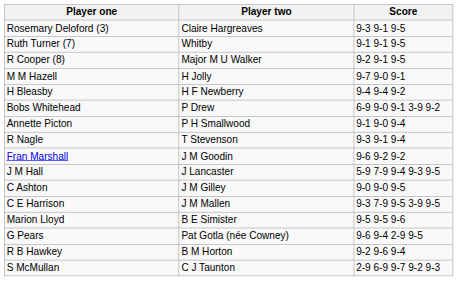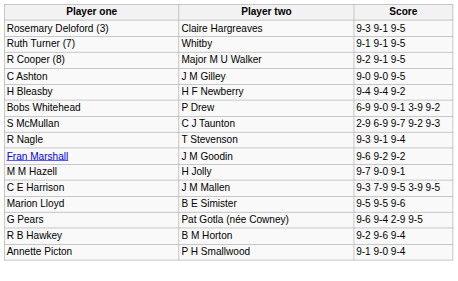rows swapped: (27, 188) <-> (32, 76)
rows swapped: (39, 124) <-> (33, 268)
- row: (25, 172)
